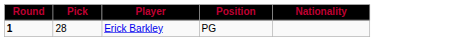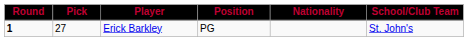+ column: (415, 12)
(61, 28) 28 -> (61, 28) 27
